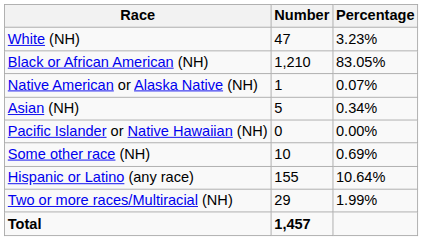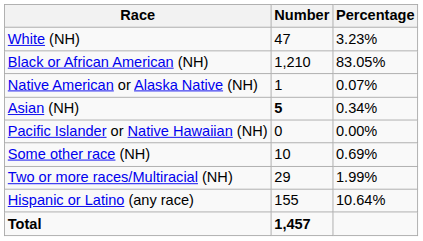(278, 108) normal -> (278, 108) bold
rows swapped: (120, 200) <-> (101, 177)
